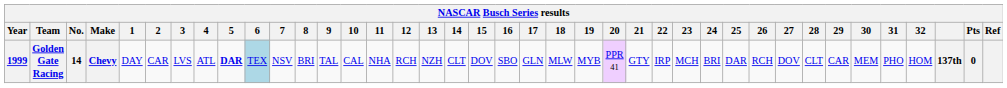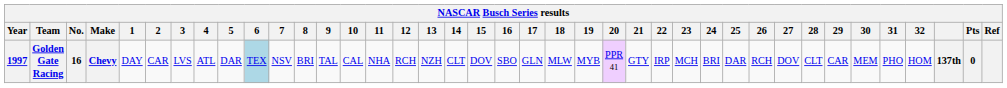(17, 61) 1999 -> (17, 61) 1997
(76, 61) 14 -> (76, 61) 16
(231, 61) bold -> (231, 61) normal
